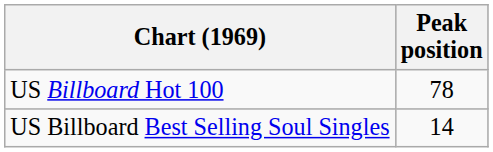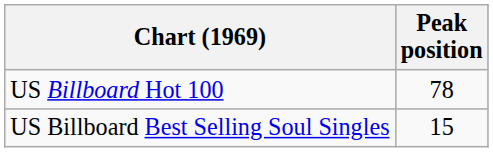(442, 127) 14 -> (442, 127) 15
